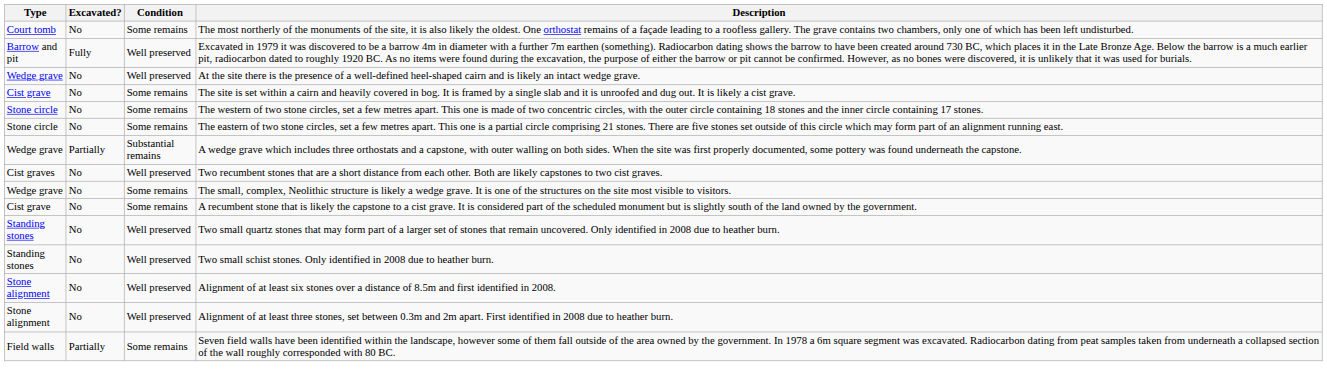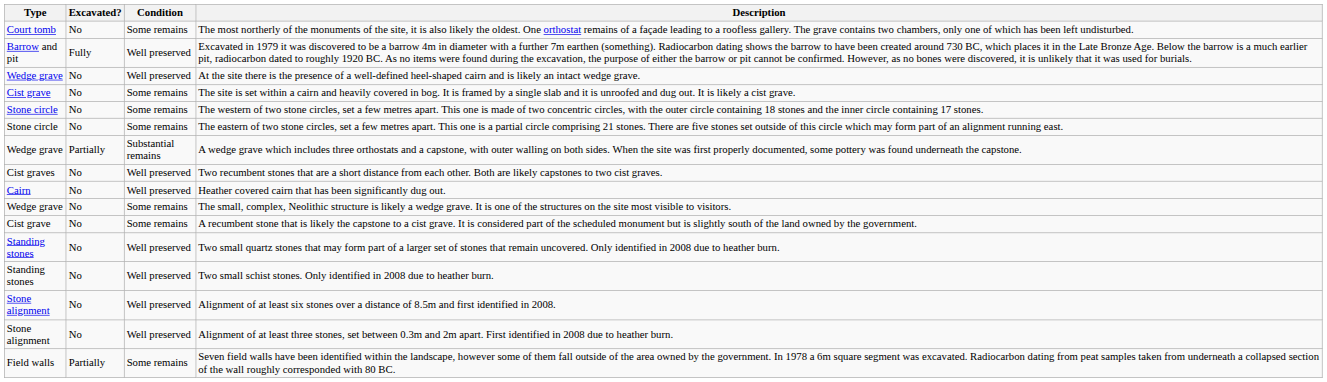+ row: (322, 190)
